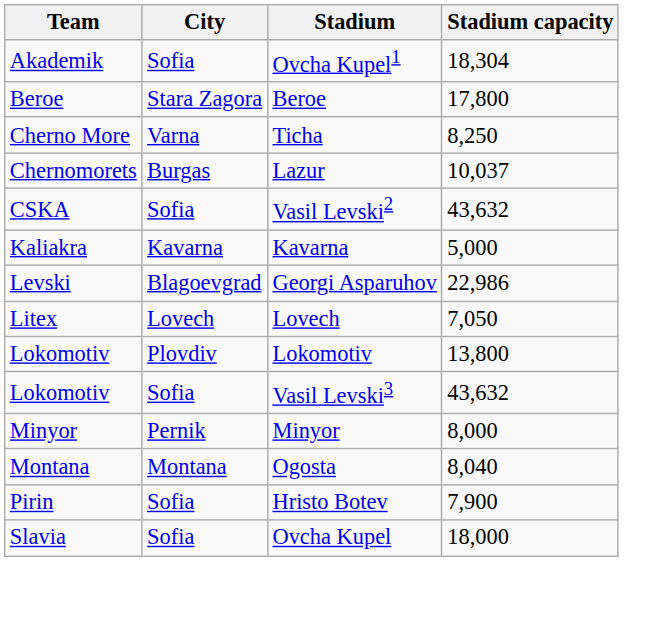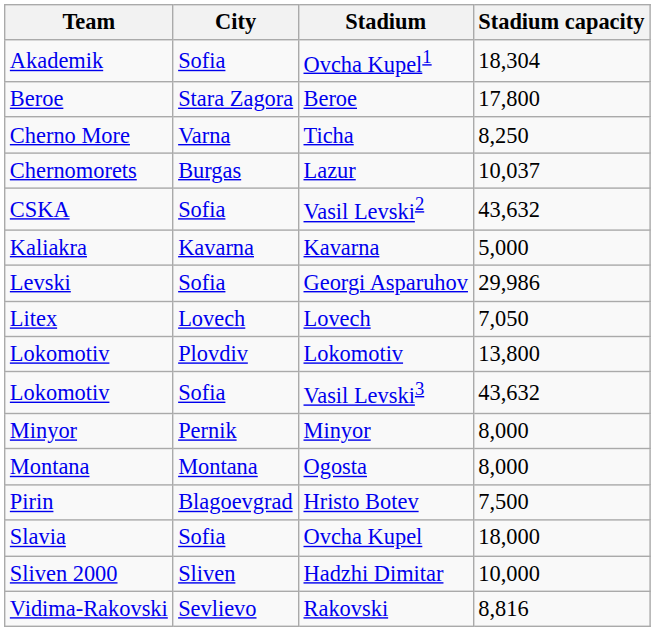(204, 283) Blagoevgrad -> (202, 283) Sofia
(478, 283) 22,986 -> (509, 283) 29,986
(472, 466) 8,040 -> (503, 466) 8,000
(171, 502) Sofia -> (235, 502) Blagoevgrad
(472, 502) 7,900 -> (503, 502) 7,500
+ row: (373, 573)
+ row: (346, 608)
